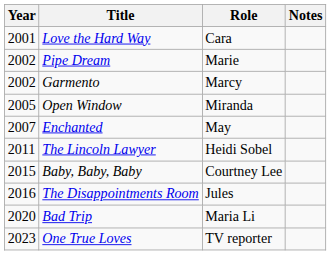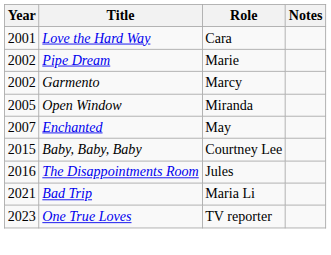- row: (99, 149)
(22, 216) 2020 -> (22, 194) 2021
